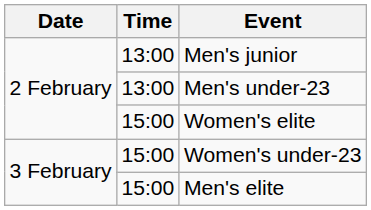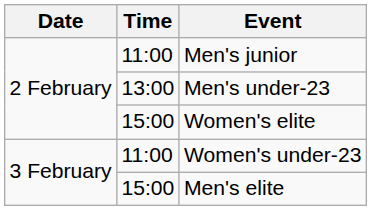(148, 54) 13:00 -> (147, 54) 11:00
(148, 155) 15:00 -> (147, 155) 11:00
